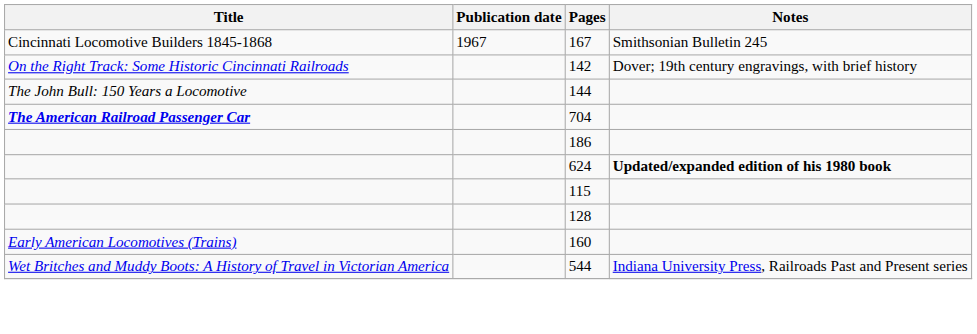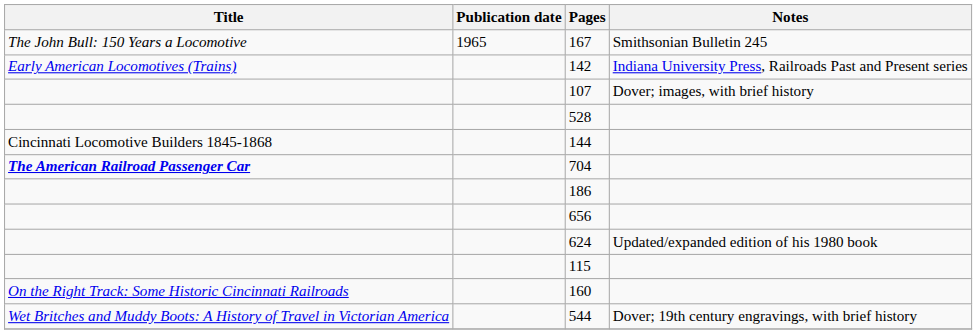(140, 42) Cincinnati Locomotive Builders 1845-1868 -> (127, 42) The John Bull: 150 Years a Locomotive
(471, 42) 1967 -> (471, 42) 1965
(178, 67) On the Right Track: Some Historic Cincinnati Railroads -> (122, 67) Early American Locomotives (Trains)
(765, 67) Dover; 19th century engravings, with brief history -> (790, 67) Indiana University Press, Railroads Past and Present series
+ row: (580, 92)
+ row: (580, 117)
(127, 92) The John Bull: 150 Years a Locomotive -> (140, 142) Cincinnati Locomotive Builders 1845-1868
+ row: (580, 216)
(752, 166) bold -> (745, 241) normal
- row: (580, 216)
(122, 241) Early American Locomotives (Trains) -> (178, 291) On the Right Track: Some Historic Cincinnati Railroads
(790, 266) Indiana University Press, Railroads Past and Present series -> (765, 316) Dover; 19th century engravings, with brief history
